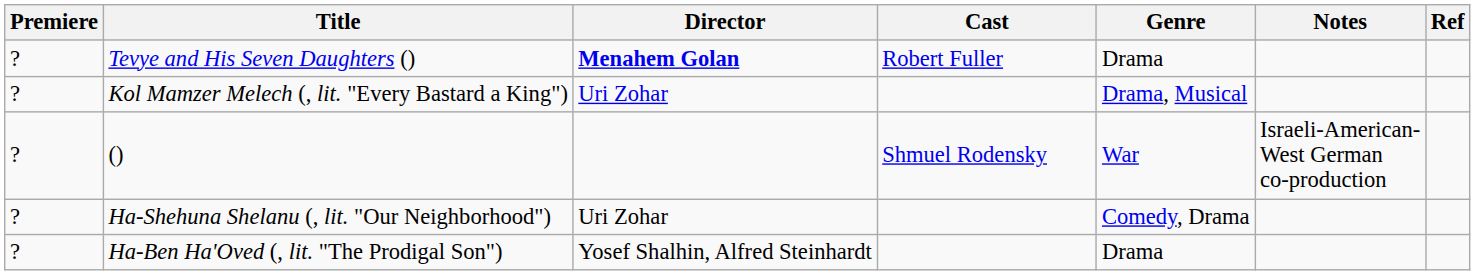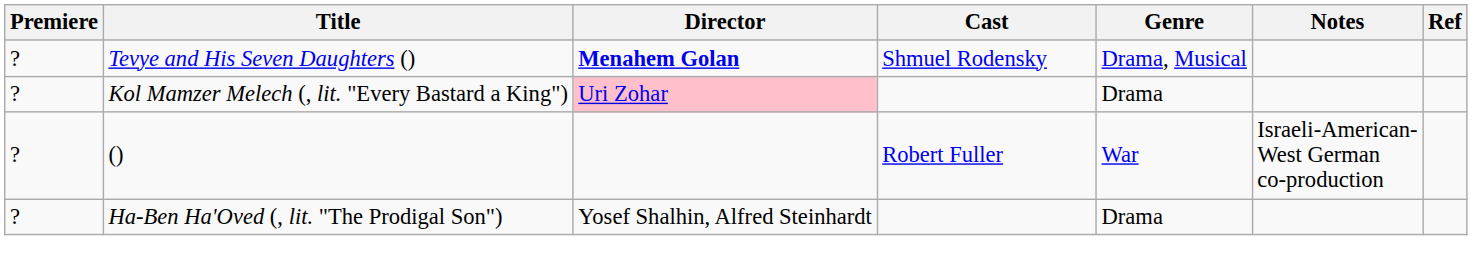(943, 58) Robert Fuller -> (965, 58) Shmuel Rodensky
(1133, 58) Drama -> (1174, 58) Drama, Musical
(623, 93) no background -> (623, 93) pink background
(1175, 93) Drama, Musical -> (1132, 93) Drama
(965, 155) Shmuel Rodensky -> (943, 155) Robert Fuller
- row: (330, 216)
